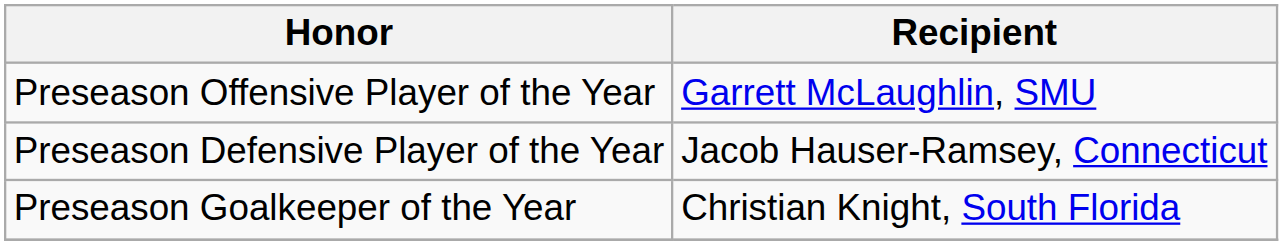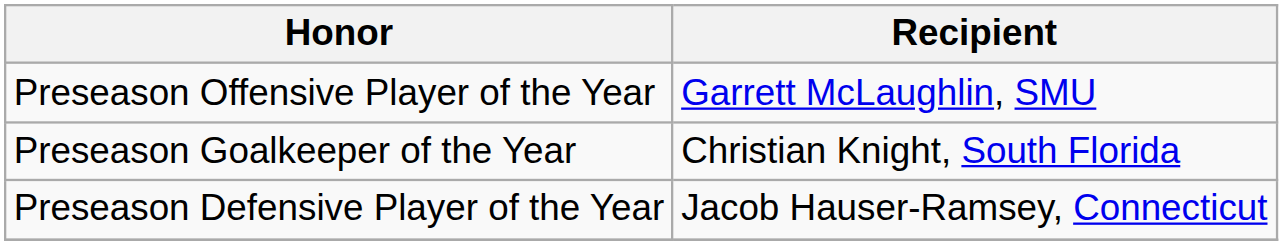rows swapped: (339, 150) <-> (295, 208)
